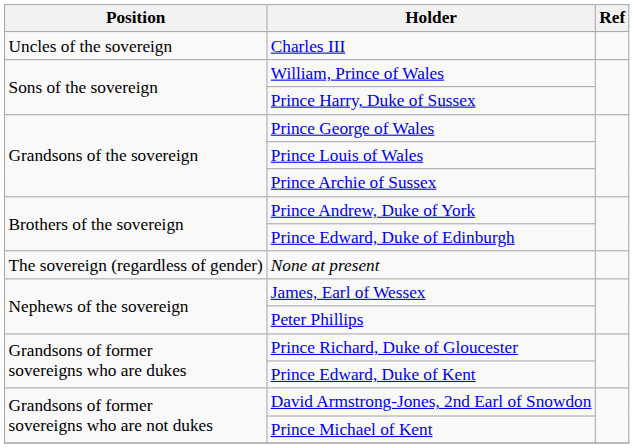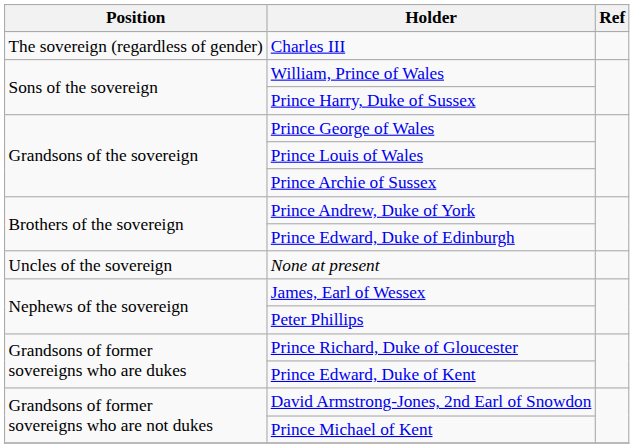(90, 45) Uncles of the sovereign -> (136, 45) The sovereign (regardless of gender)
(136, 264) The sovereign (regardless of gender) -> (90, 264) Uncles of the sovereign
